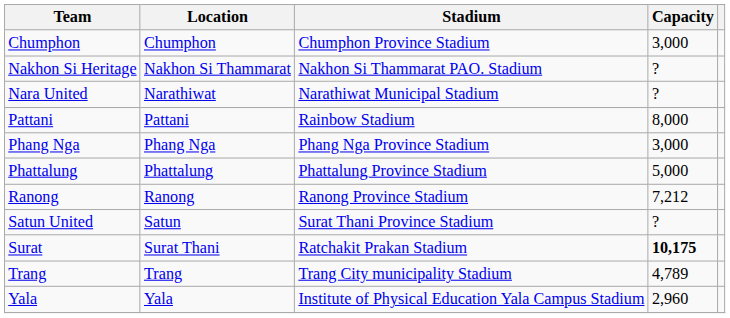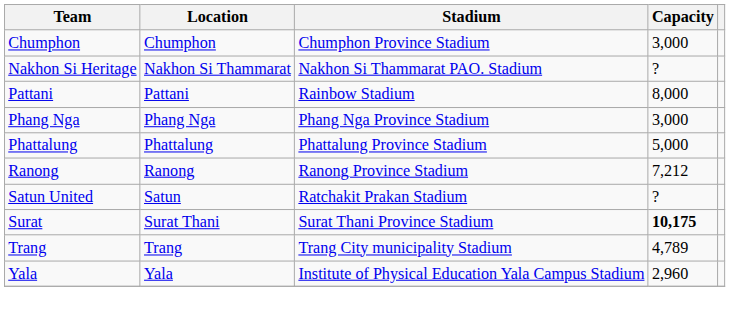- row: (48, 94)
(396, 222) Surat Thani Province Stadium -> (383, 196) Ratchakit Prakan Stadium
(383, 247) Ratchakit Prakan Stadium -> (396, 222) Surat Thani Province Stadium
